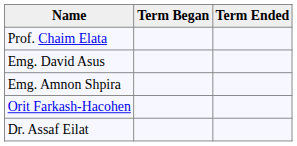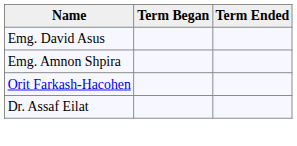- row: (57, 38)
